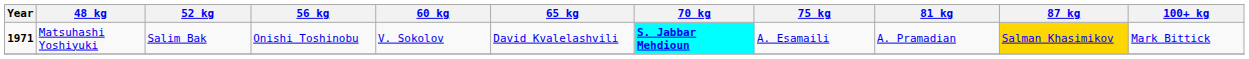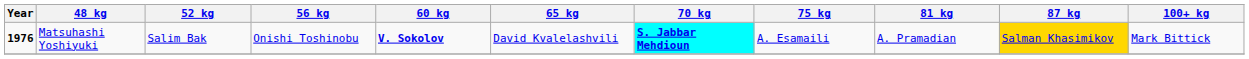(20, 38) 1971 -> (20, 38) 1976
(411, 38) normal -> (411, 38) bold
